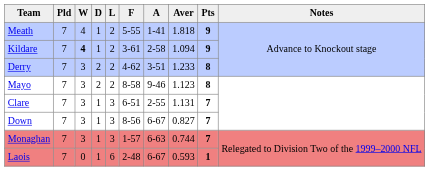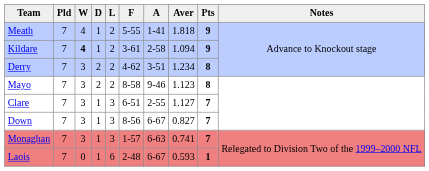(183, 67) 1.233 -> (183, 67) 1.234
(183, 103) 1.131 -> (183, 103) 1.127
(183, 139) 0.744 -> (183, 139) 0.741
